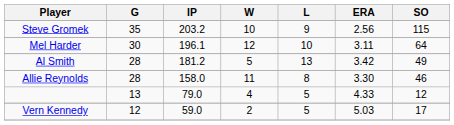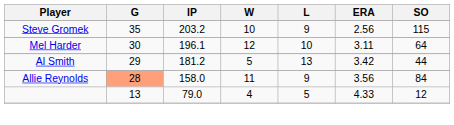(135, 62) 28 -> (135, 62) 29
(421, 62) 49 -> (421, 62) 44
(135, 78) no background -> (135, 78) lightsalmon background
(307, 78) 8 -> (307, 78) 9
(364, 78) 3.30 -> (364, 78) 3.56
(421, 78) 46 -> (421, 78) 84
- row: (55, 111)
